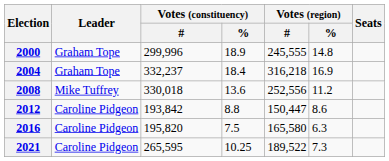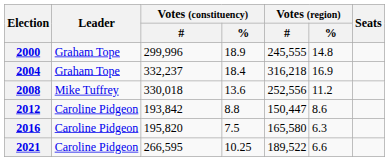(163, 147) 265,595 -> (163, 147) 266,595
(319, 147) 7.3 -> (319, 147) 6.6
